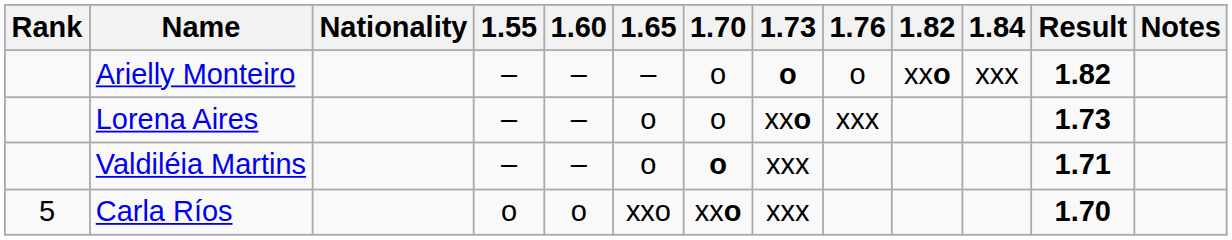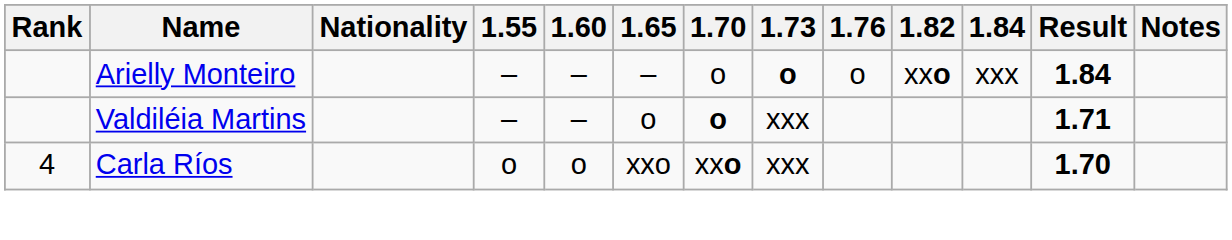(1083, 73) 1.82 -> (1083, 73) 1.84
- row: (177, 119)
(47, 211) 5 -> (47, 165) 4
